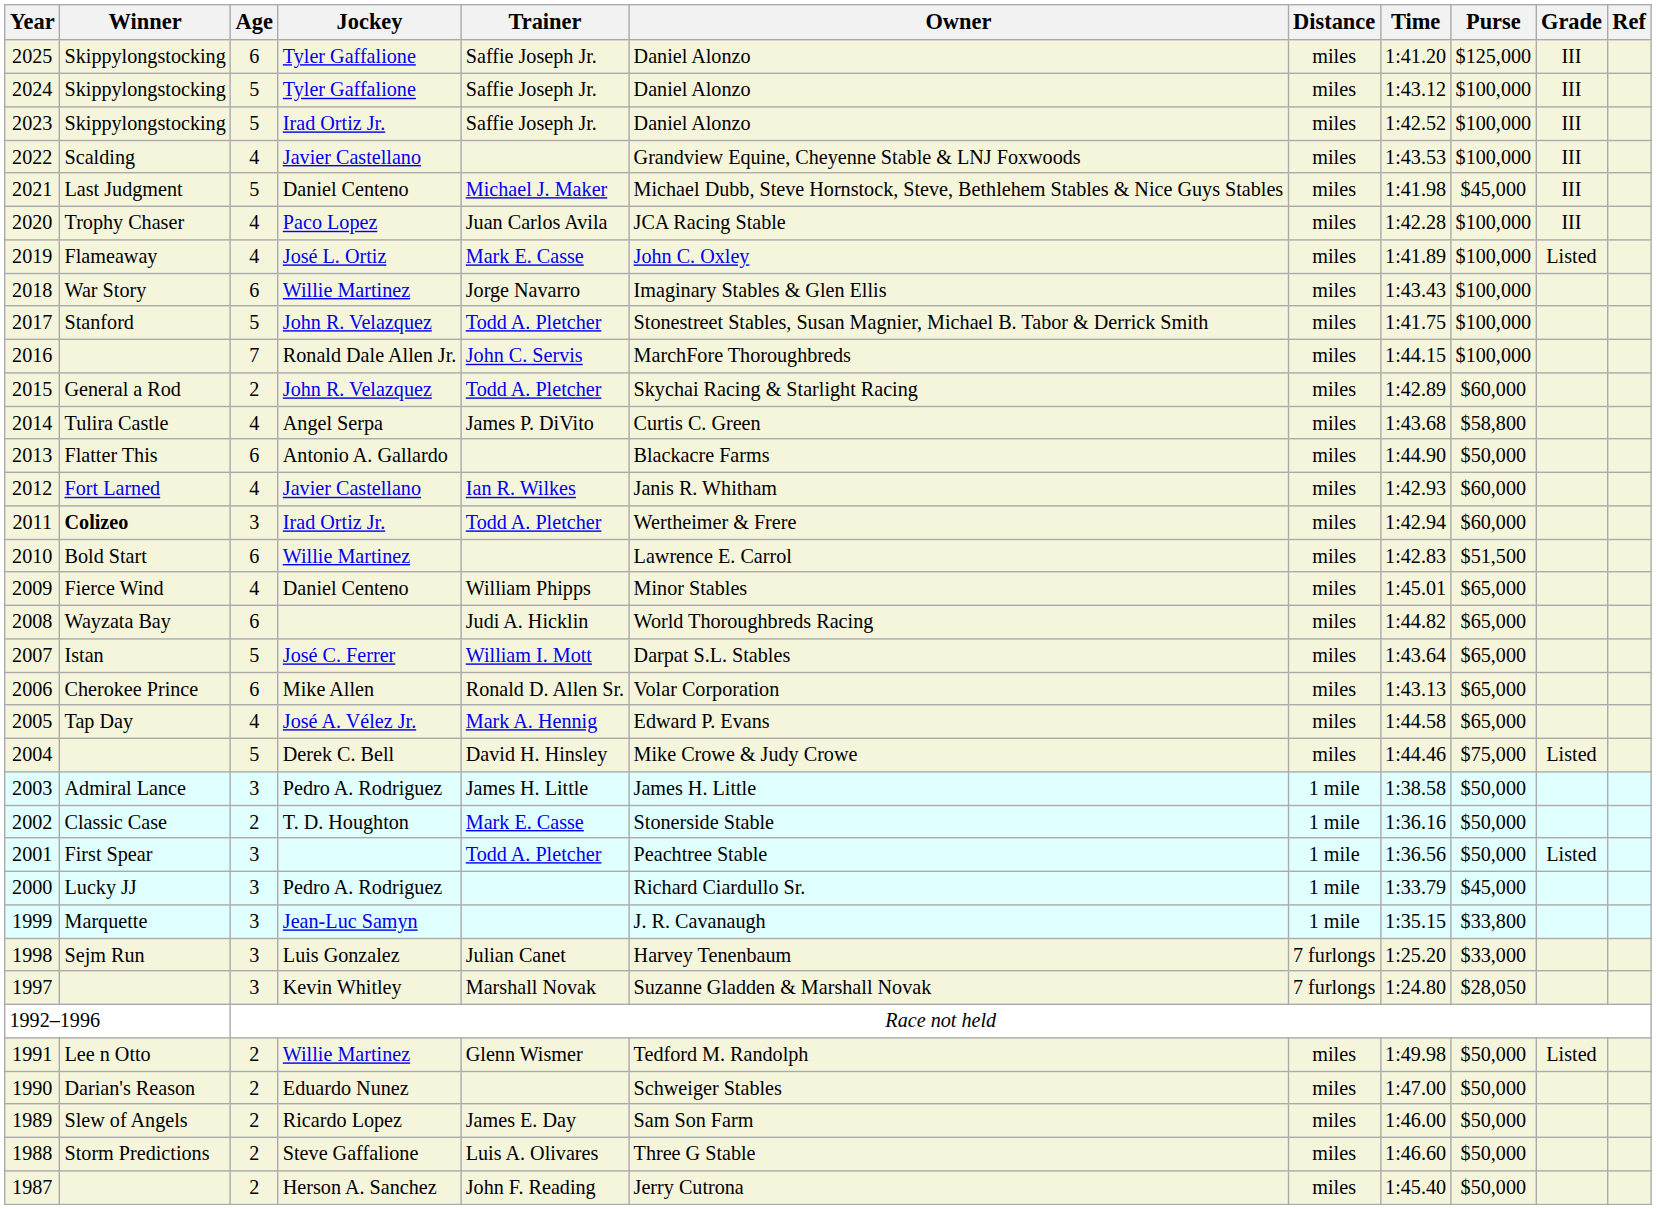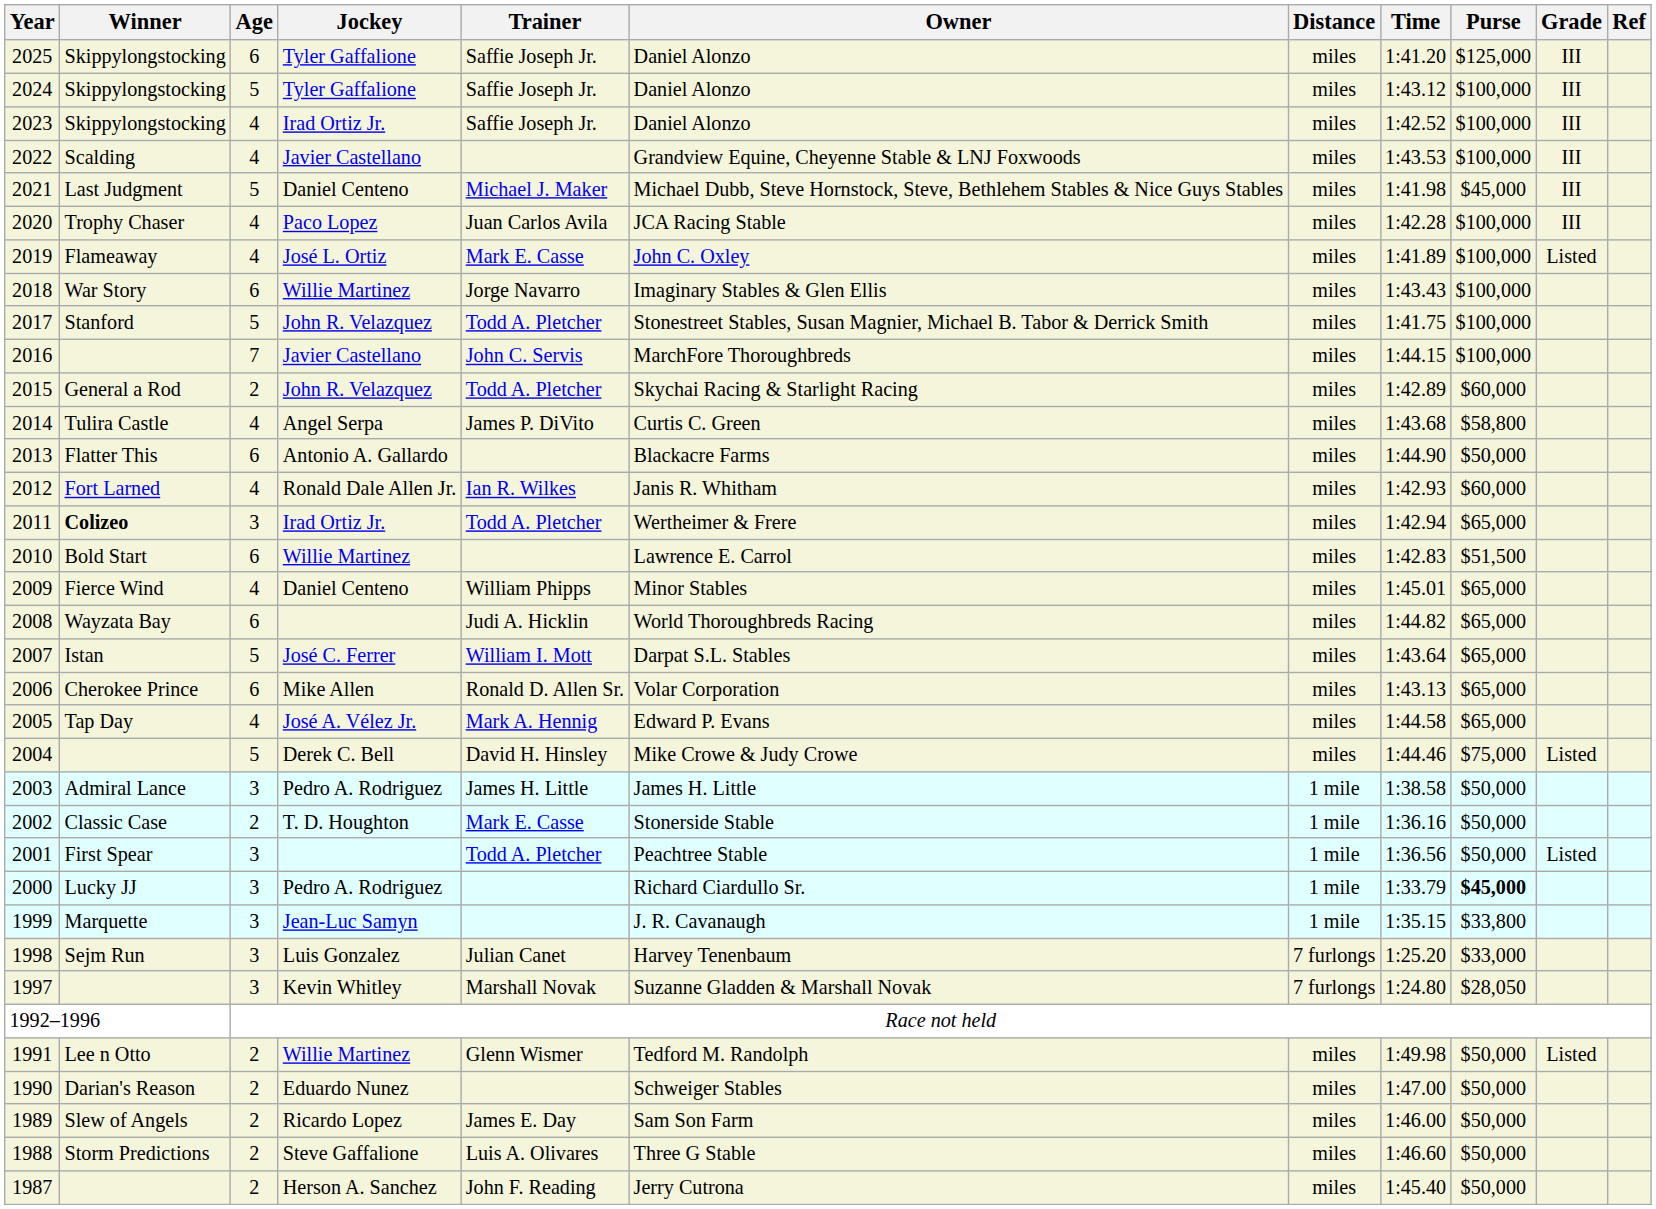(254, 123) 5 -> (254, 123) 4
(370, 355) Ronald Dale Allen Jr. -> (352, 355) Javier Castellano
(352, 488) Javier Castellano -> (370, 488) Ronald Dale Allen Jr.
(1493, 522) $60,000 -> (1493, 522) $65,000
(1493, 887) normal -> (1493, 887) bold
